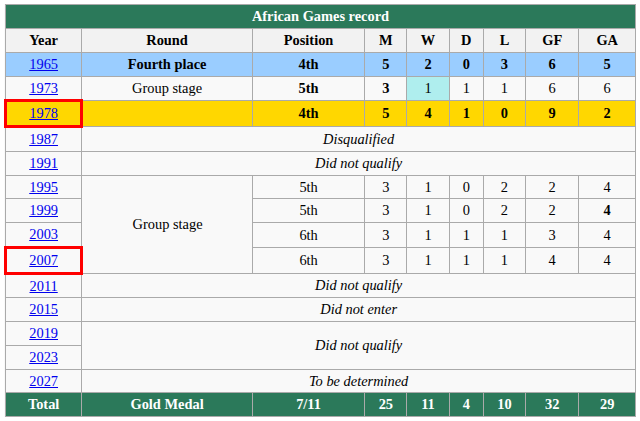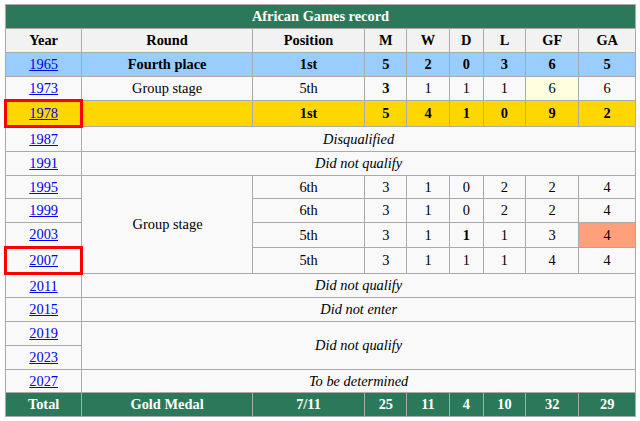(309, 64) 4th -> (309, 64) 1st
(309, 88) bold -> (309, 88) normal
(428, 88) paleturquoise background -> (428, 88) no background
(552, 88) no background -> (552, 88) lightyellow background
(309, 113) 4th -> (309, 113) 1st
(309, 187) 5th -> (309, 187) 6th
(309, 210) 5th -> (309, 210) 6th
(607, 210) bold -> (607, 210) normal
(309, 235) 6th -> (309, 235) 5th
(466, 235) normal -> (466, 235) bold
(607, 235) no background -> (607, 235) lightsalmon background
(309, 260) 6th -> (309, 260) 5th
